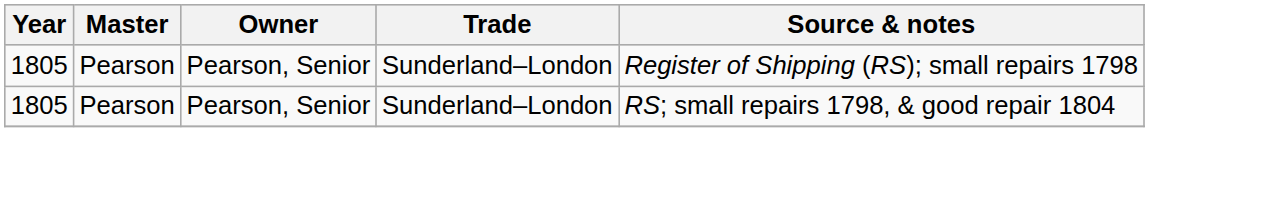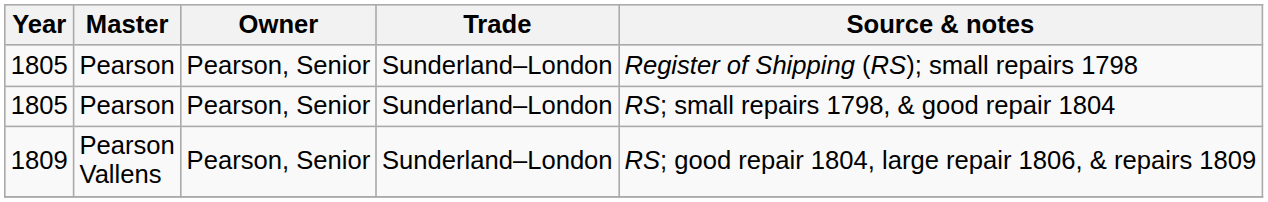+ row: (39, 161)
